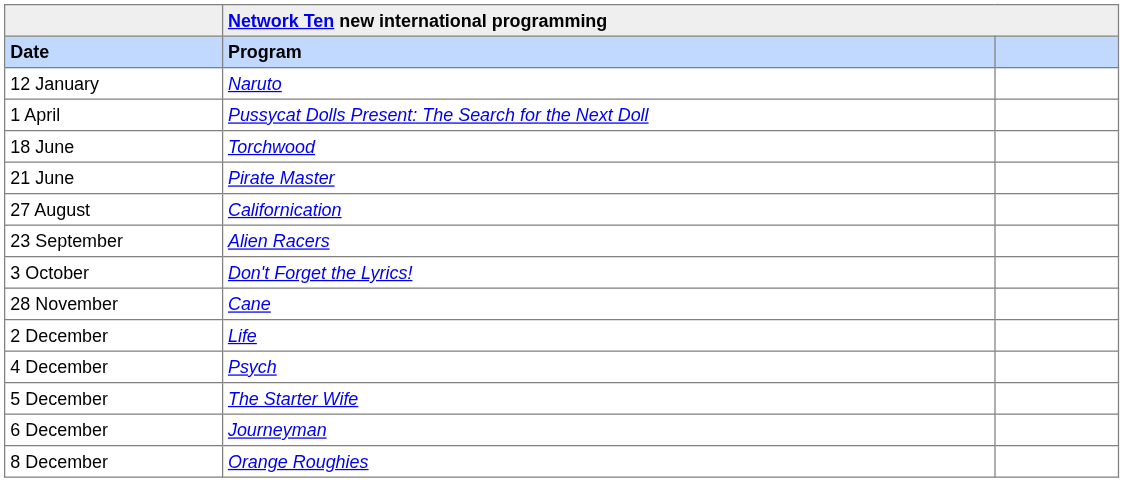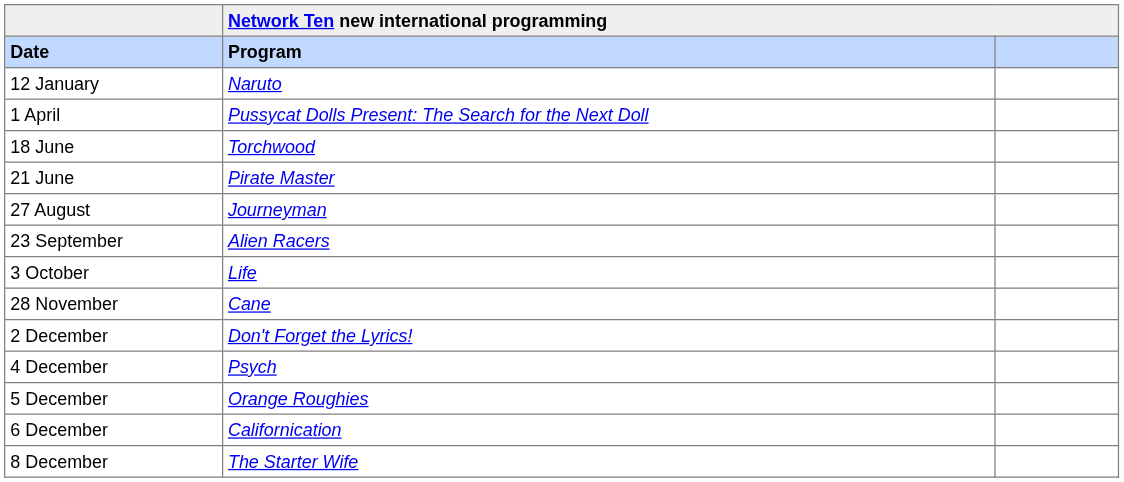(285, 209) Californication -> (277, 209) Journeyman
(320, 272) Don't Forget the Lyrics! -> (242, 272) Life
(242, 335) Life -> (320, 335) Don't Forget the Lyrics!
(293, 398) The Starter Wife -> (298, 398) Orange Roughies
(277, 430) Journeyman -> (285, 430) Californication
(298, 461) Orange Roughies -> (293, 461) The Starter Wife
